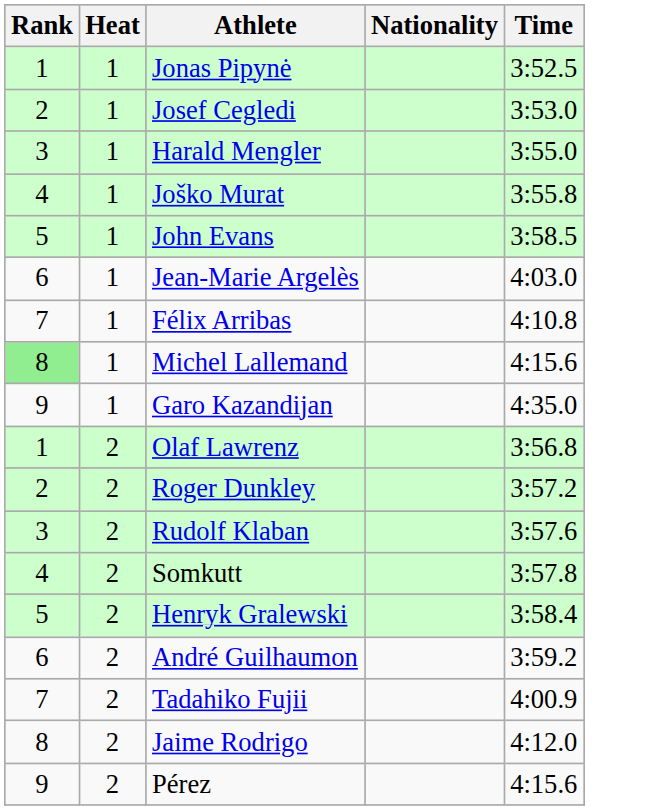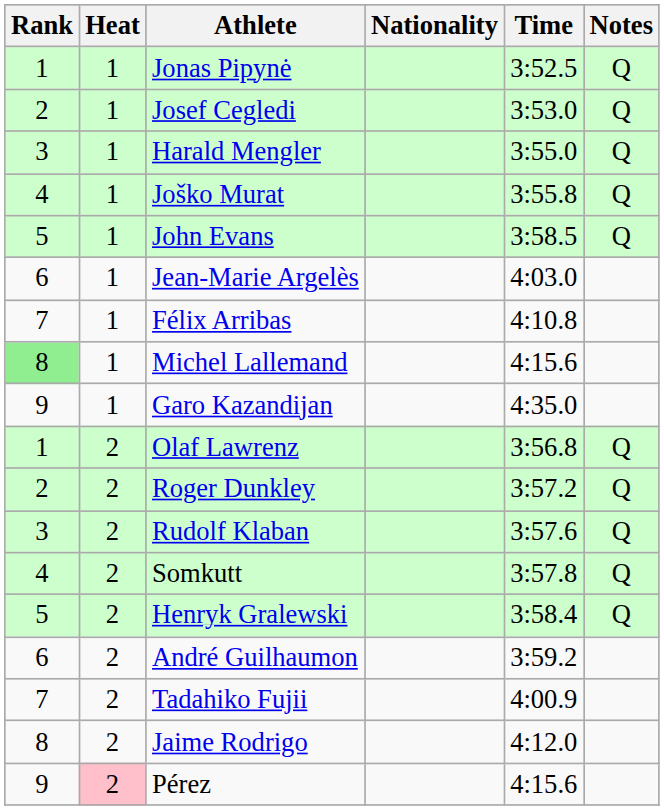+ column: (621, 25)
(112, 783) no background -> (112, 783) pink background
